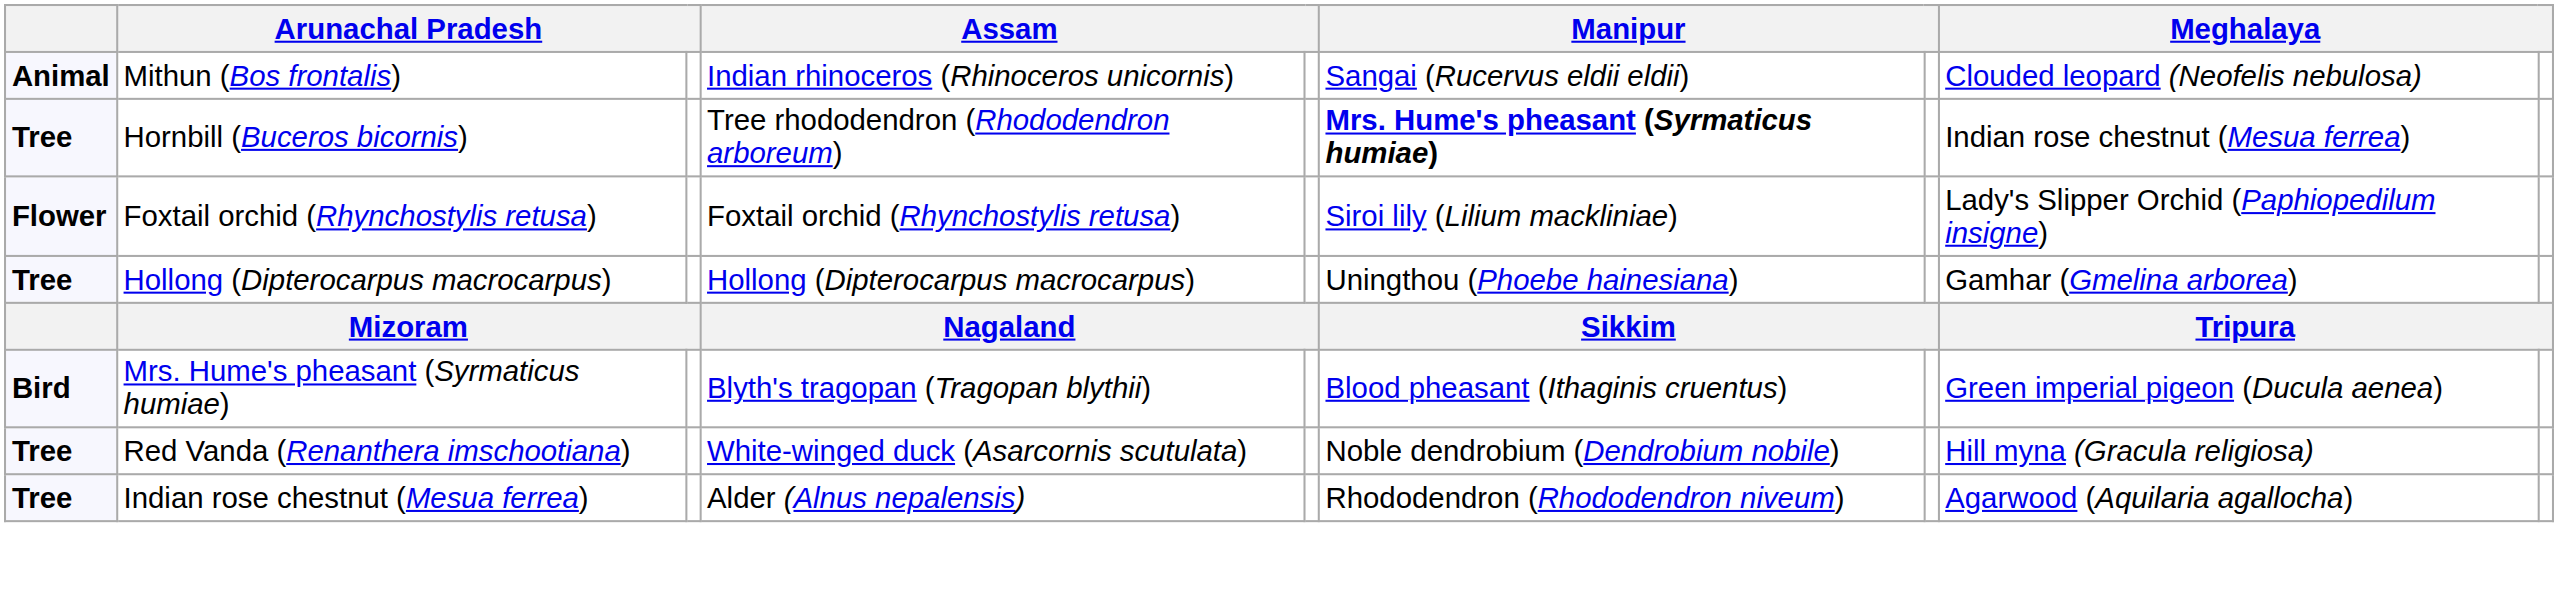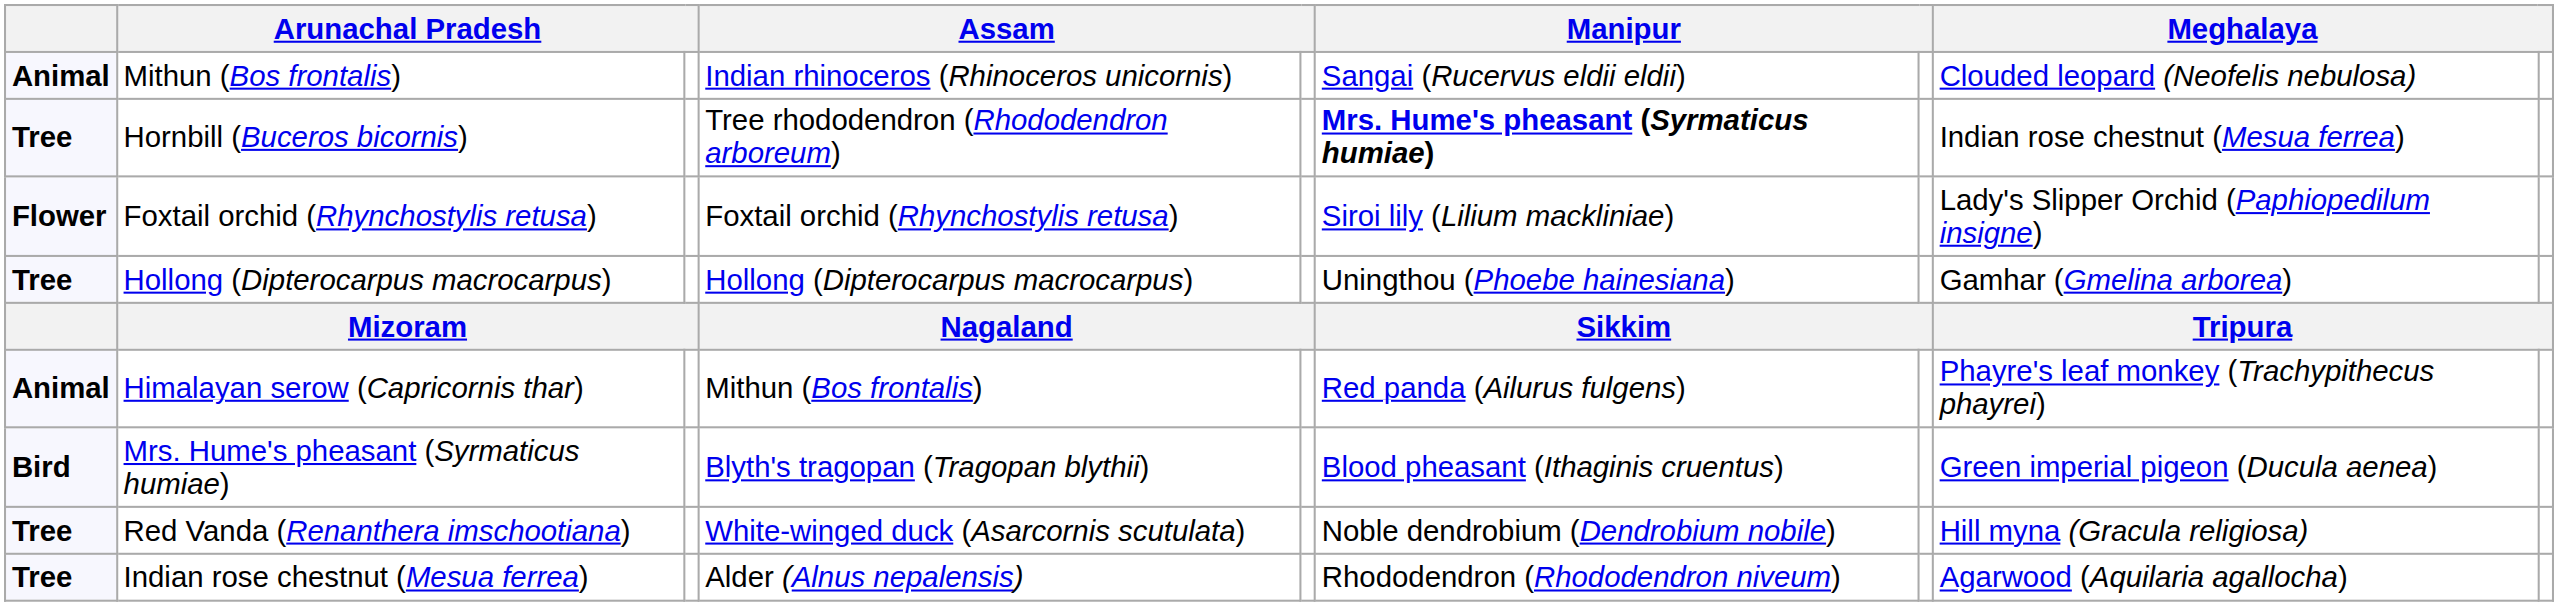+ row: (354, 389)
